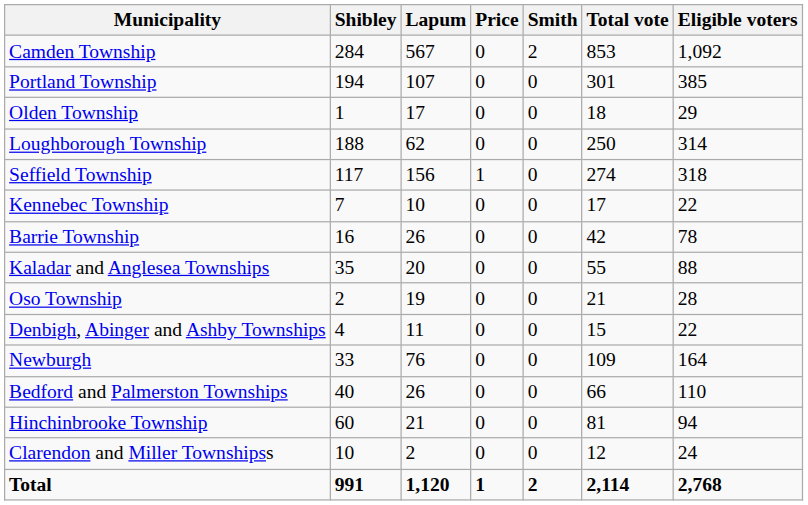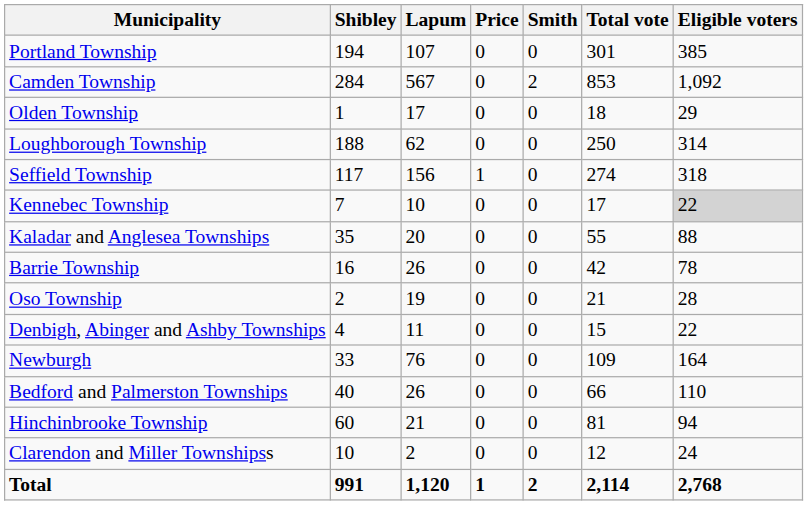rows swapped: (83, 81) <-> (82, 50)
(688, 205) no background -> (688, 205) lightgrey background
rows swapped: (74, 236) <-> (139, 267)
